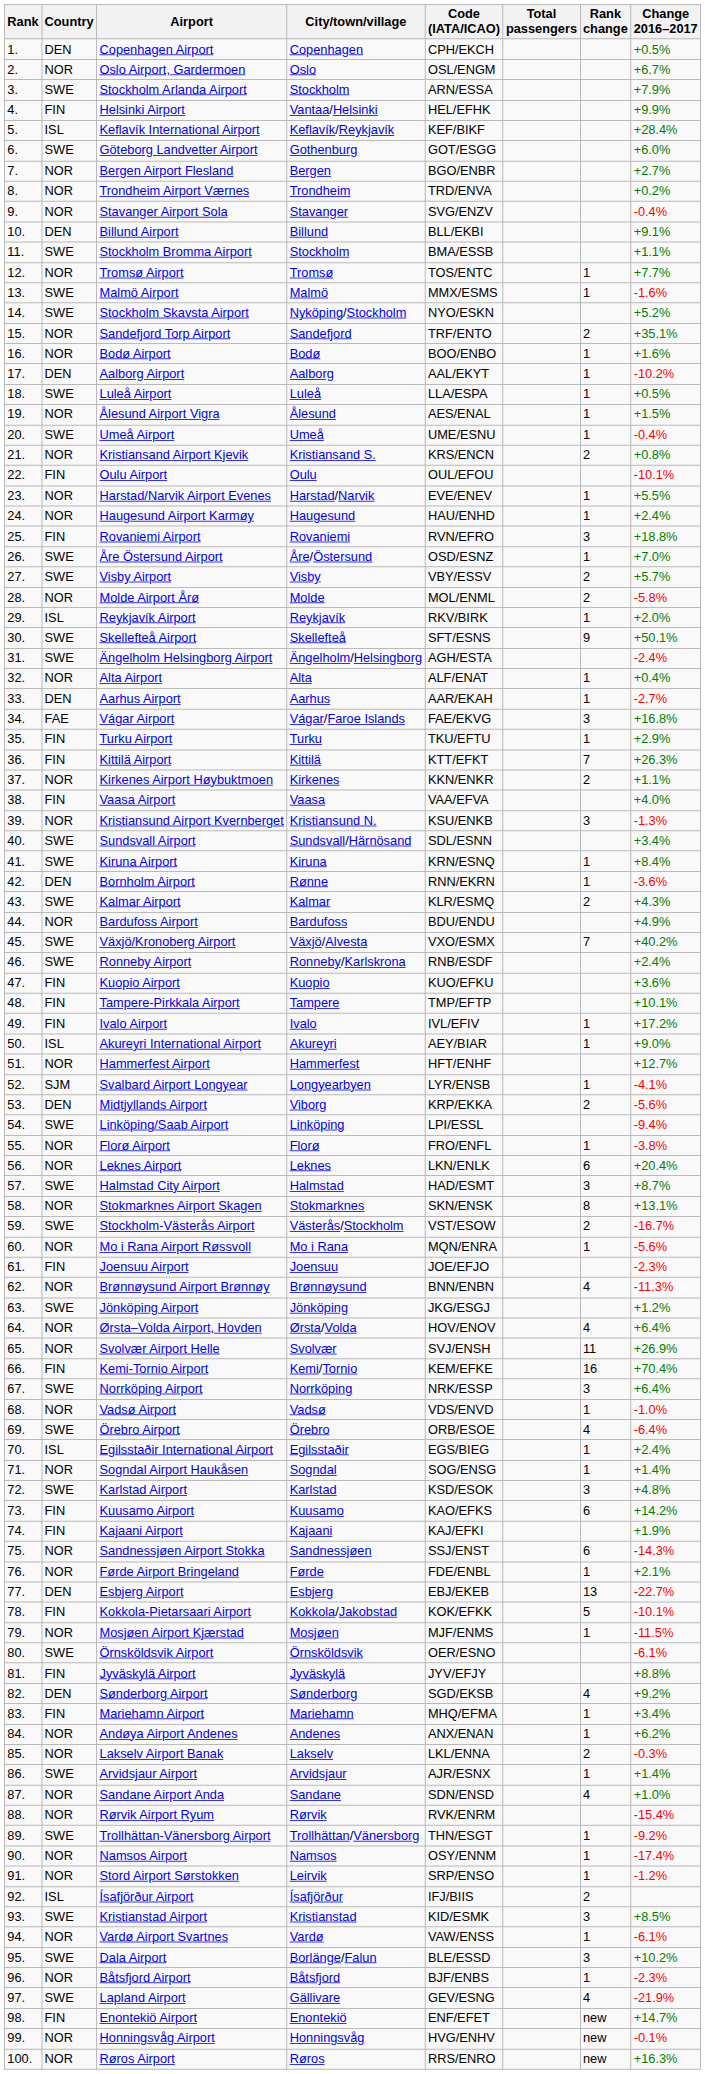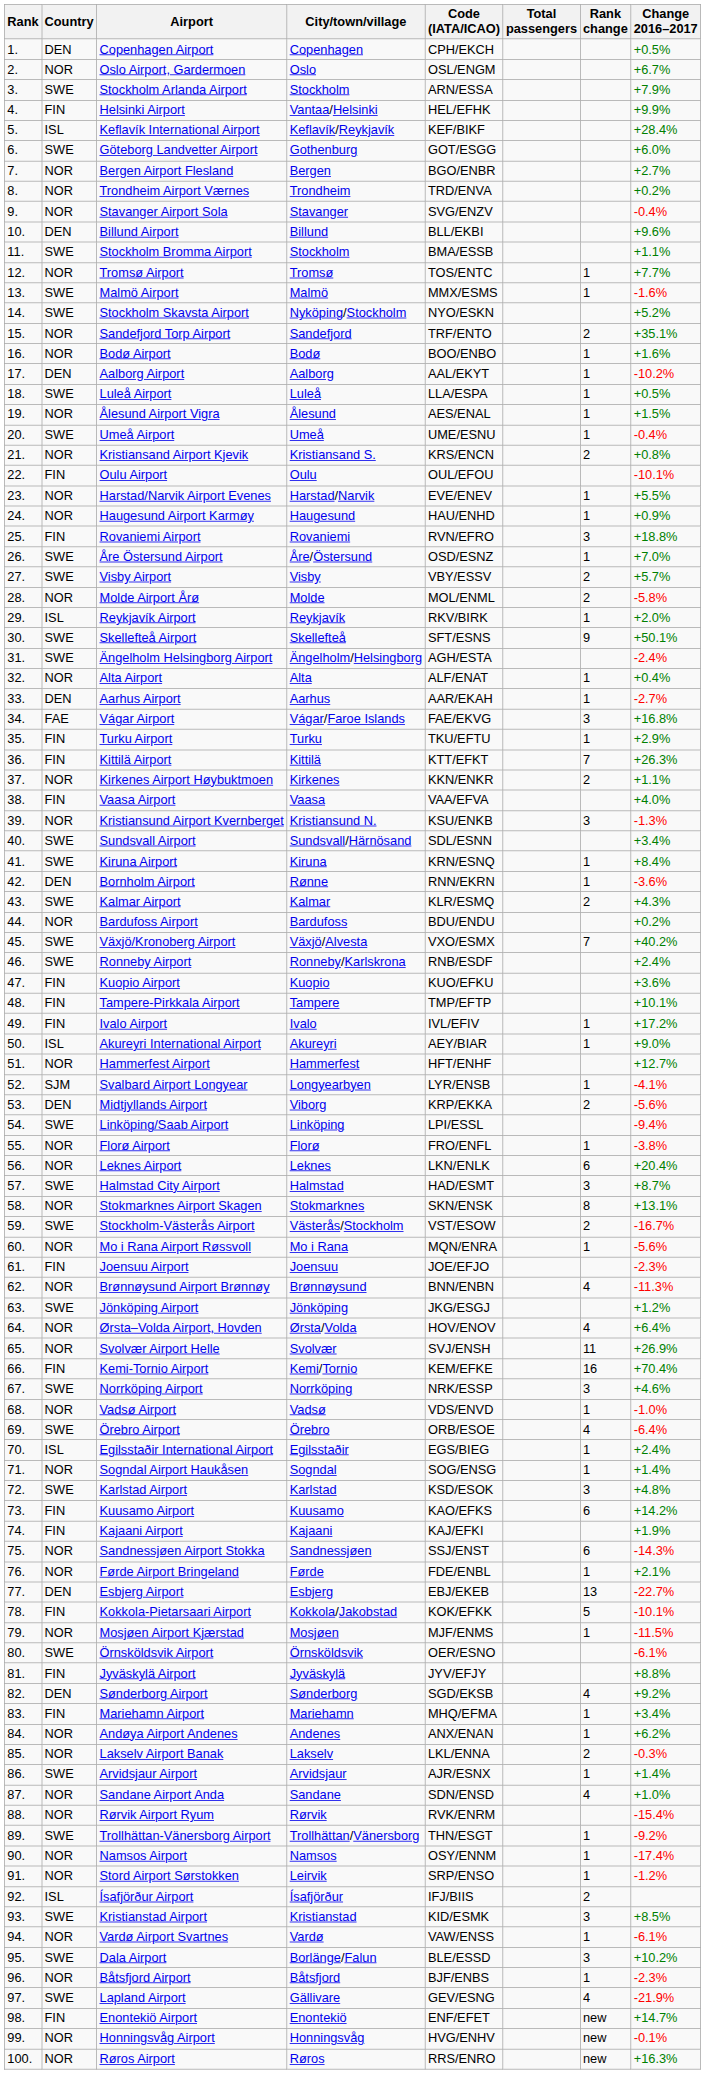(652, 232) +9.1% -> (652, 232) +9.6%
(652, 516) +2.4% -> (652, 516) +0.9%
(652, 922) +4.9% -> (652, 922) +0.2%
(652, 1389) +6.4% -> (652, 1389) +4.6%
